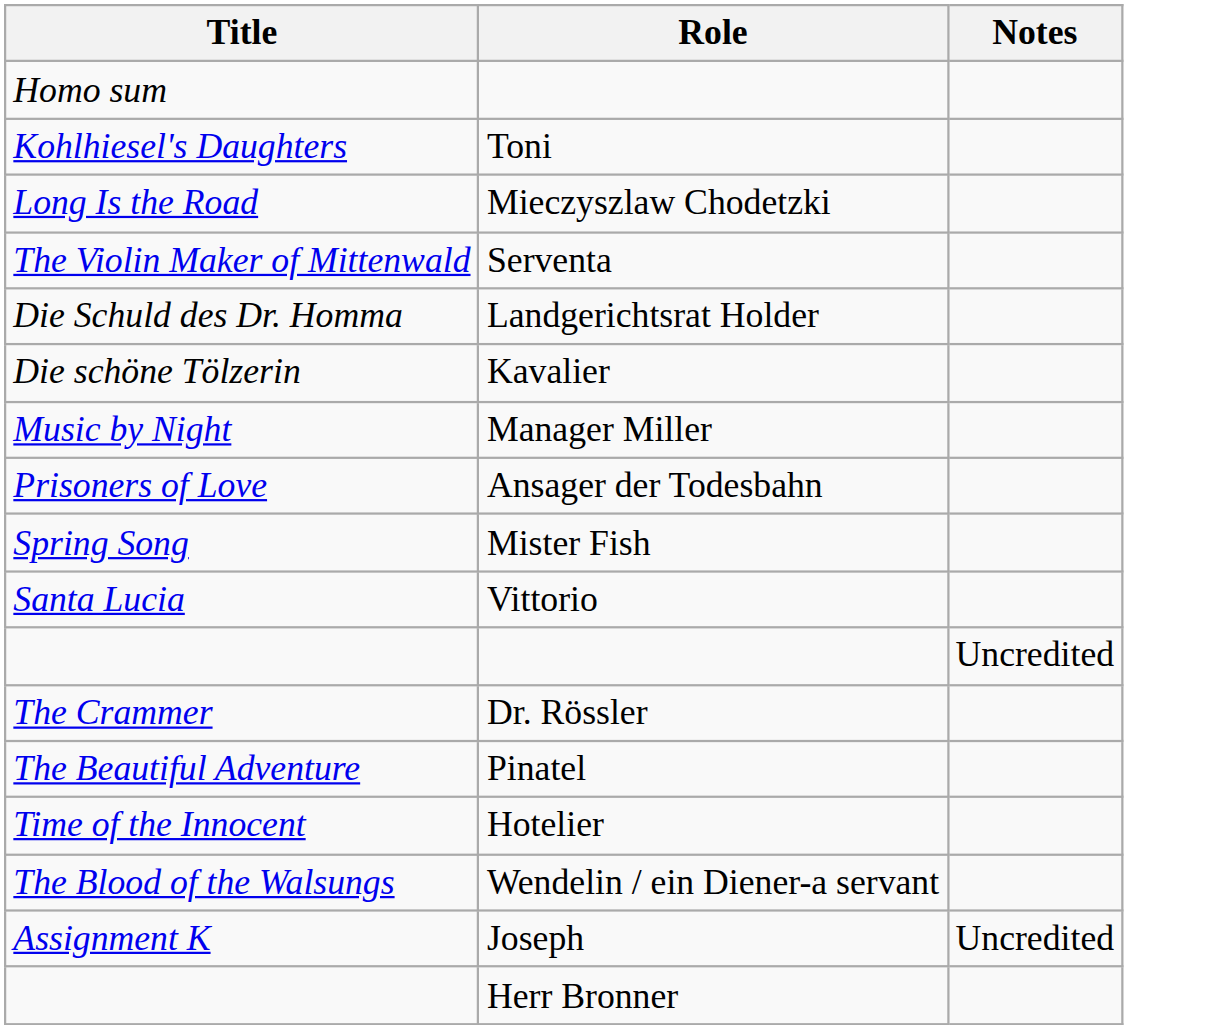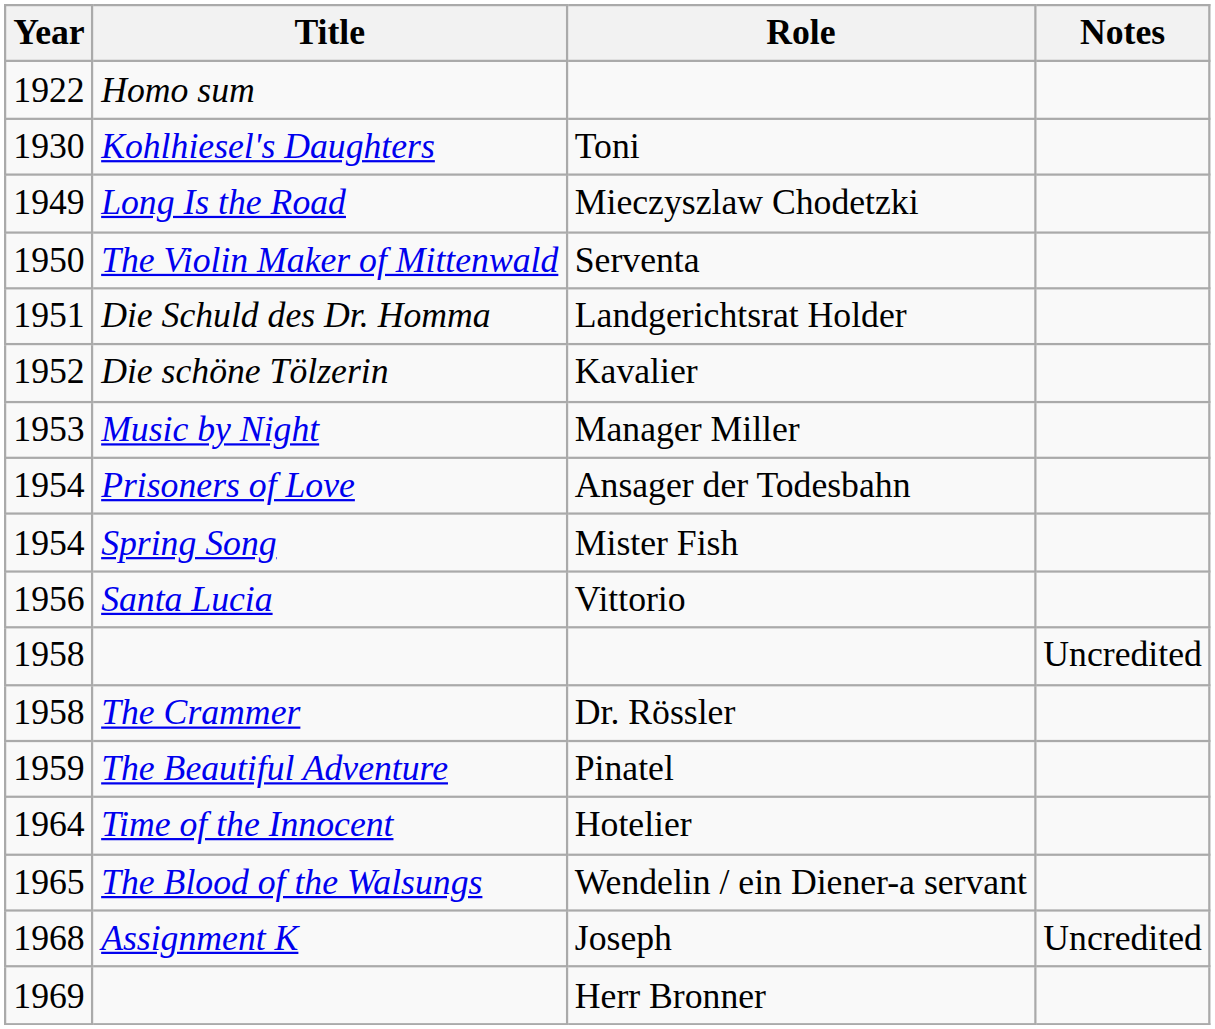+ column: (49, 32)
